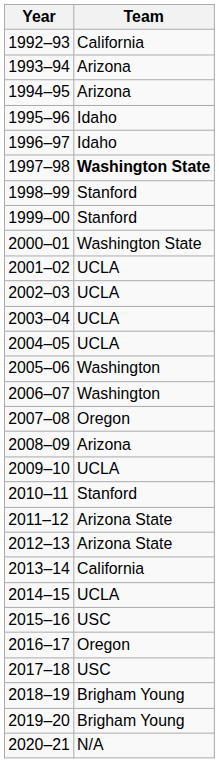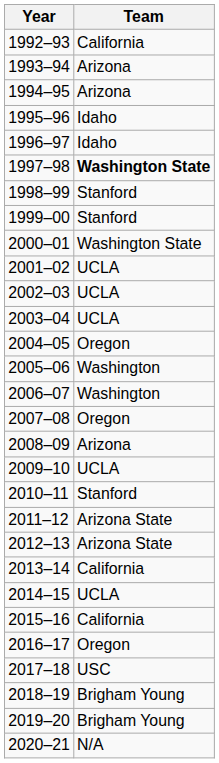(98, 343) UCLA -> (104, 343) Oregon
(94, 619) USC -> (111, 619) California
